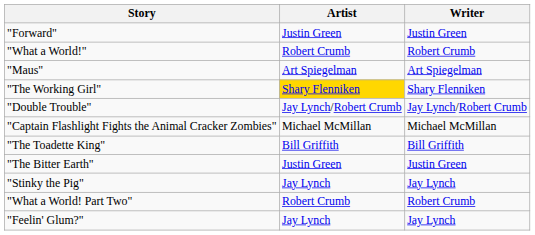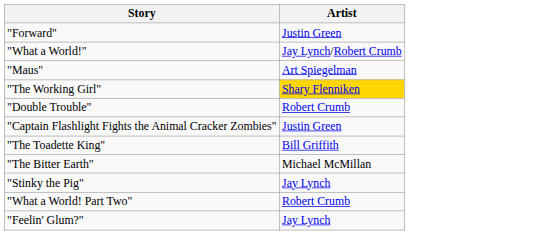- column: (467, 13)
(316, 51) Robert Crumb -> (342, 51) Jay Lynch/Robert Crumb
(342, 107) Jay Lynch/Robert Crumb -> (316, 107) Robert Crumb
(327, 126) Michael McMillan -> (312, 126) Justin Green
(312, 164) Justin Green -> (327, 164) Michael McMillan
